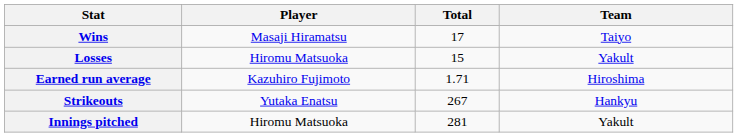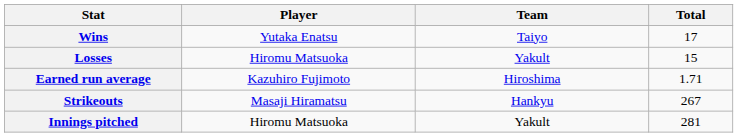columns swapped: (616, 15) <-> (457, 15)
(299, 36) Masaji Hiramatsu -> (299, 36) Yutaka Enatsu
(299, 100) Yutaka Enatsu -> (299, 100) Masaji Hiramatsu
